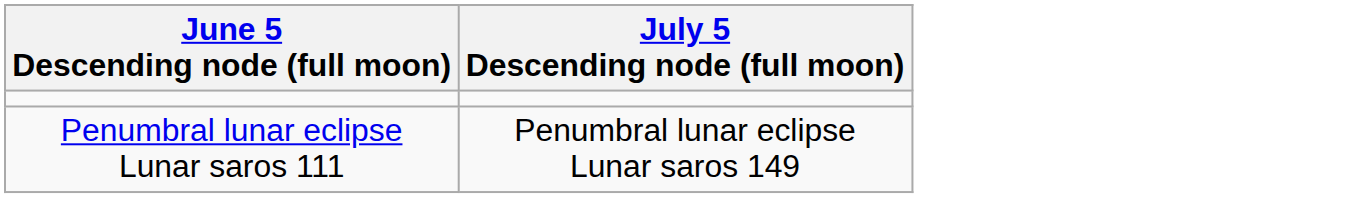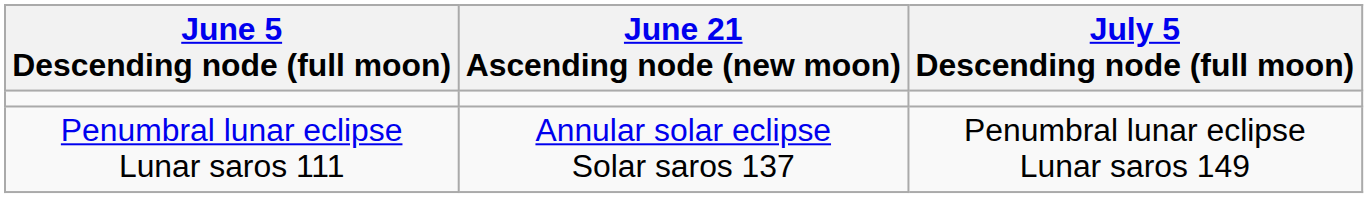+ column: (683, 47)
